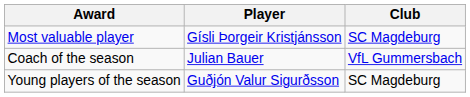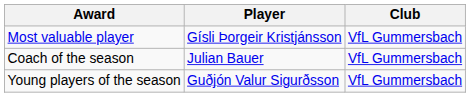(394, 37) SC Magdeburg -> (405, 37) VfL Gummersbach
(394, 80) SC Magdeburg -> (405, 80) VfL Gummersbach
